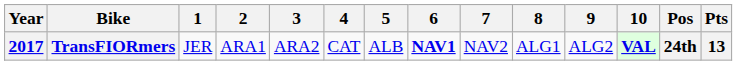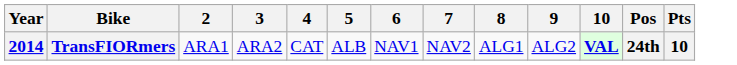- column: (198, 18)
(26, 45) 2017 -> (26, 45) 2014
(434, 45) bold -> (396, 45) normal
(716, 45) 13 -> (679, 45) 10
